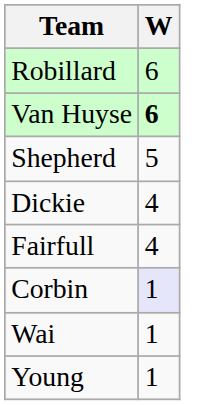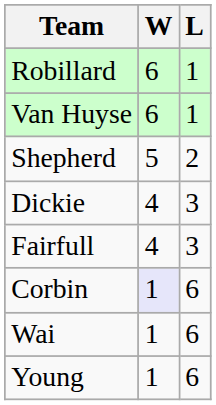+ column: (194, 26)
(152, 114) bold -> (152, 114) normal
